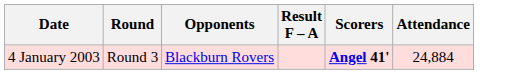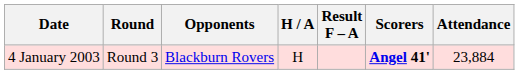+ column: (298, 24)
(433, 57) 24,884 -> (474, 57) 23,884
